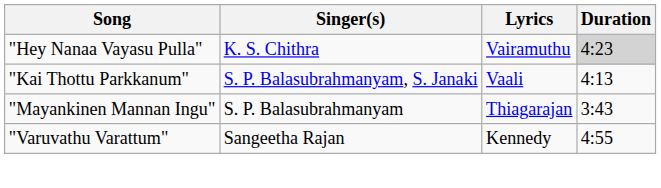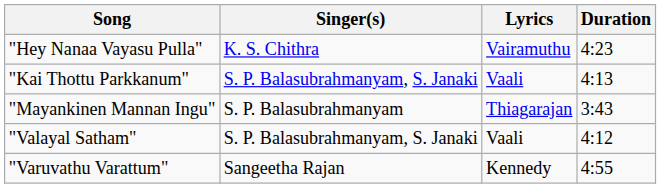(597, 49) lightgrey background -> (597, 49) no background
+ row: (73, 138)
